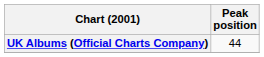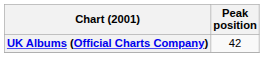(235, 43) 44 -> (235, 43) 42
